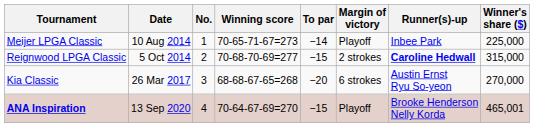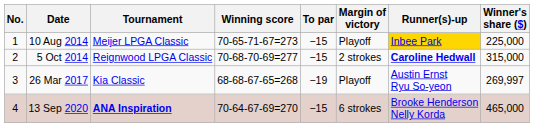columns swapped: (204, 19) <-> (66, 19)
(318, 41) −14 -> (318, 41) −15
(416, 41) no background -> (416, 41) gold background
(318, 80) −20 -> (318, 80) −19
(360, 80) 6 strokes -> (355, 80) Playoff
(505, 80) 270,000 -> (505, 80) 269,997
(355, 109) Playoff -> (360, 109) 6 strokes
(505, 109) 465,001 -> (505, 109) 465,000
